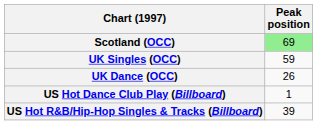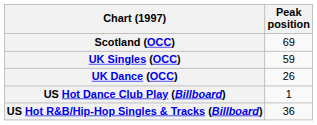(289, 42) lightgreen background -> (289, 42) no background
(289, 111) 39 -> (289, 111) 36
